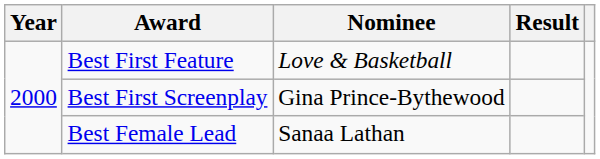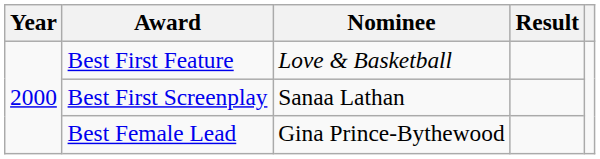(391, 97) Gina Prince-Bythewood -> (341, 97) Sanaa Lathan
(341, 134) Sanaa Lathan -> (391, 134) Gina Prince-Bythewood
